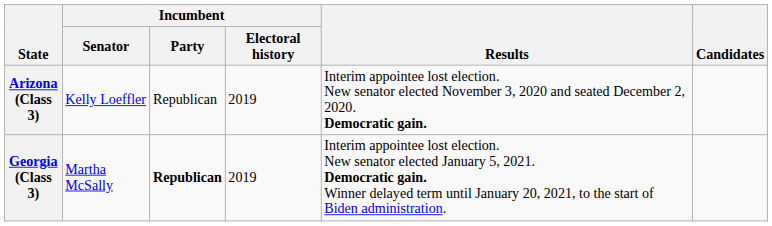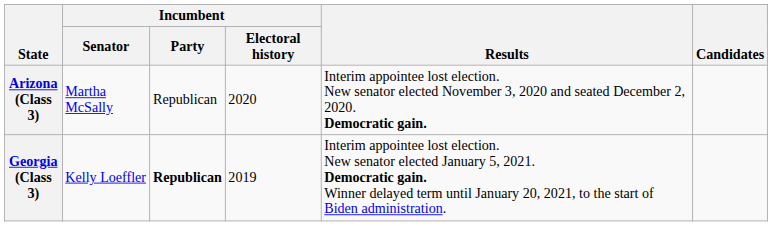(106, 99) Kelly Loeffler -> (89, 99) Martha McSally
(242, 99) 2019 -> (242, 99) 2020
(89, 177) Martha McSally -> (106, 177) Kelly Loeffler
